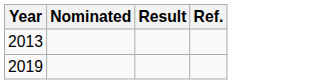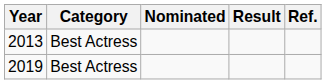+ column: (94, 16)
